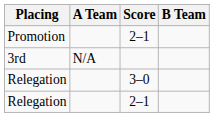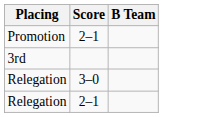- column: (95, 15)
